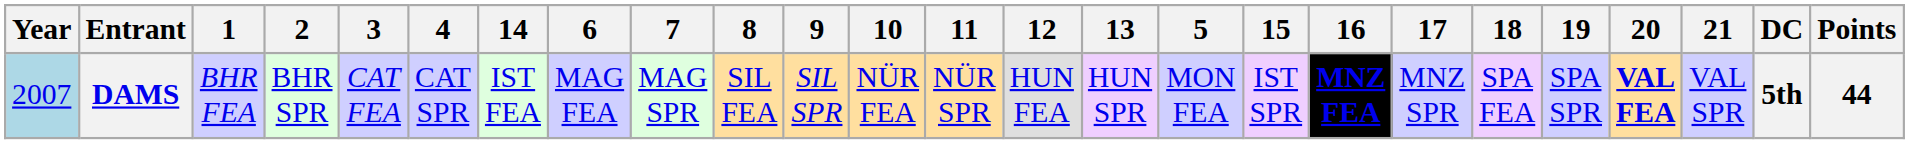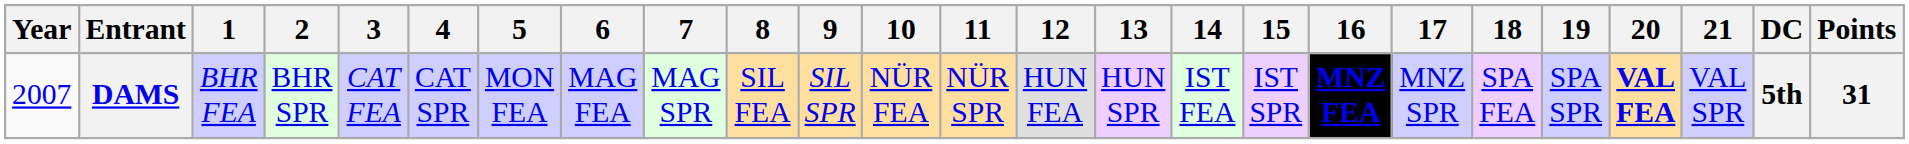columns swapped: (1201, 28) <-> (513, 28)
(42, 94) lightblue background -> (42, 94) no background
(1857, 94) 44 -> (1857, 94) 31
